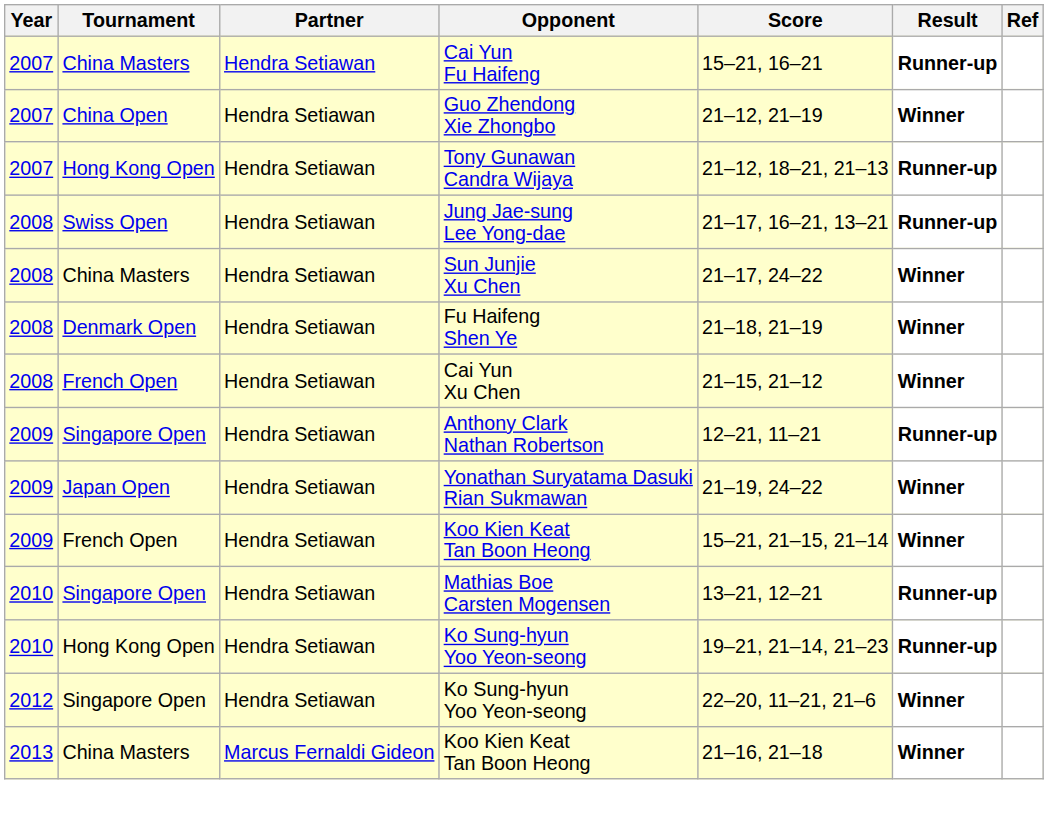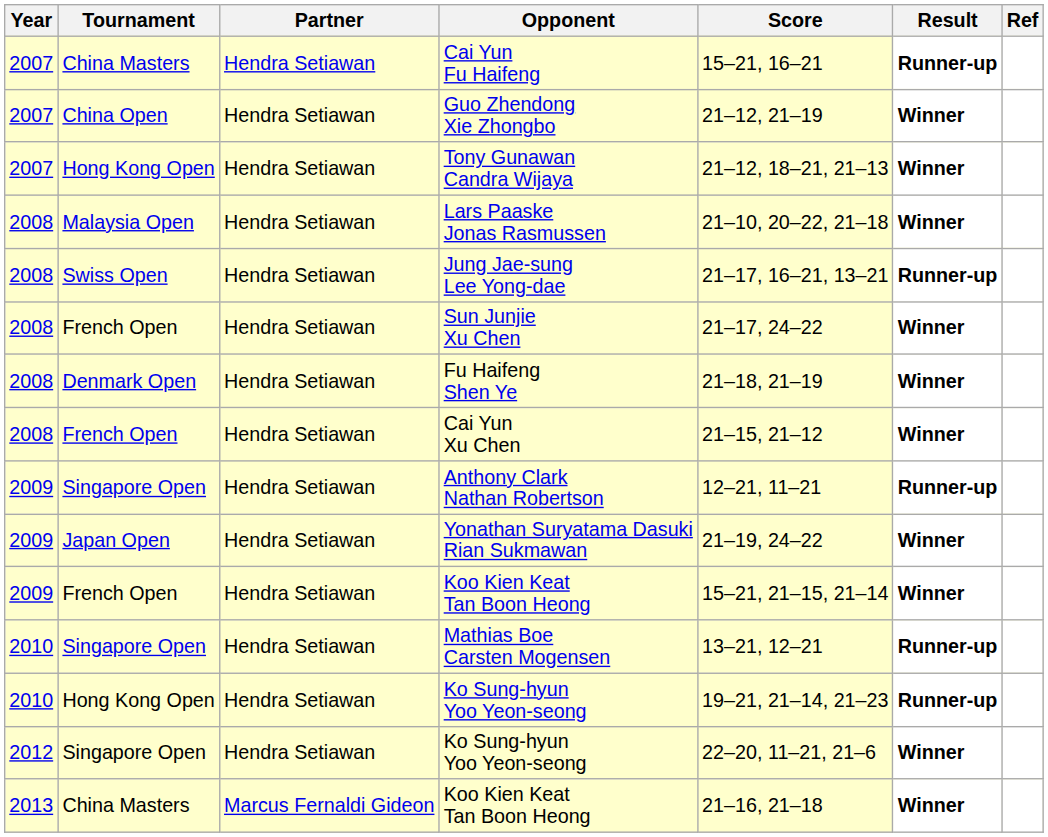(948, 169) Runner-up -> (931, 169) Winner
+ row: (31, 222)
(126, 275) China Masters -> (120, 328) French Open
